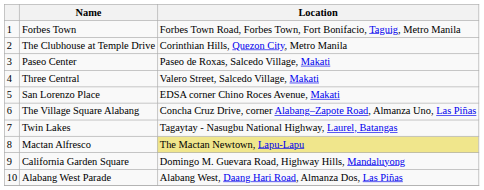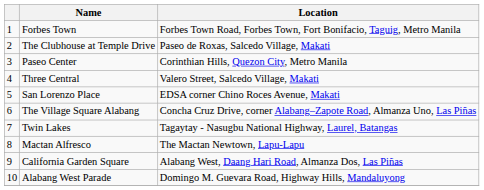(253, 45) Corinthian Hills, Quezon City, Metro Manila -> (245, 45) Paseo de Roxas, Salcedo Village, Makati
(245, 62) Paseo de Roxas, Salcedo Village, Makati -> (253, 62) Corinthian Hills, Quezon City, Metro Manila
(232, 144) khaki background -> (232, 144) no background
(282, 161) Domingo M. Guevara Road, Highway Hills, Mandaluyong -> (281, 161) Alabang West, Daang Hari Road, Almanza Dos, Las Piñas
(281, 177) Alabang West, Daang Hari Road, Almanza Dos, Las Piñas -> (282, 177) Domingo M. Guevara Road, Highway Hills, Mandaluyong
